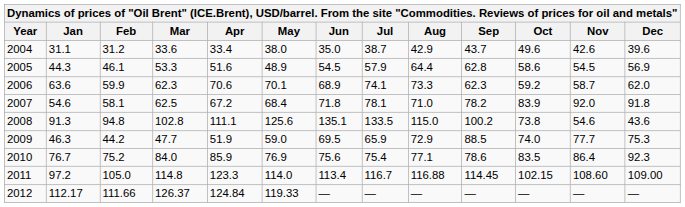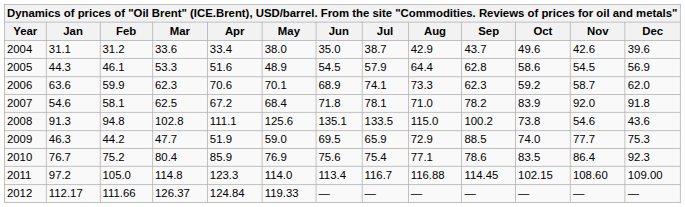(166, 157) 84.0 -> (166, 157) 80.4
